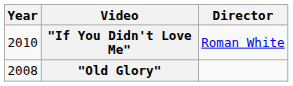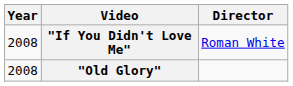(23, 43) 2010 -> (23, 43) 2008
